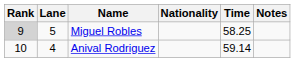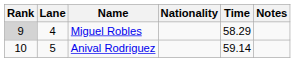(53, 31) 5 -> (53, 31) 4
(237, 31) 58.25 -> (237, 31) 58.29
(53, 48) 4 -> (53, 48) 5
